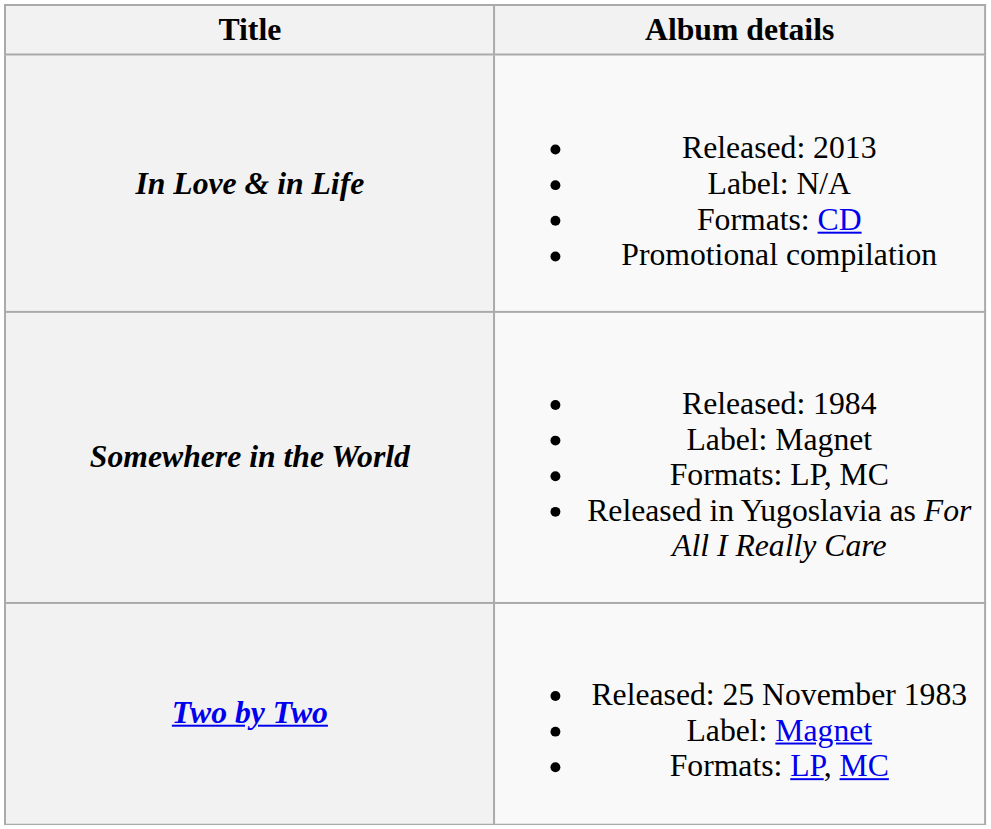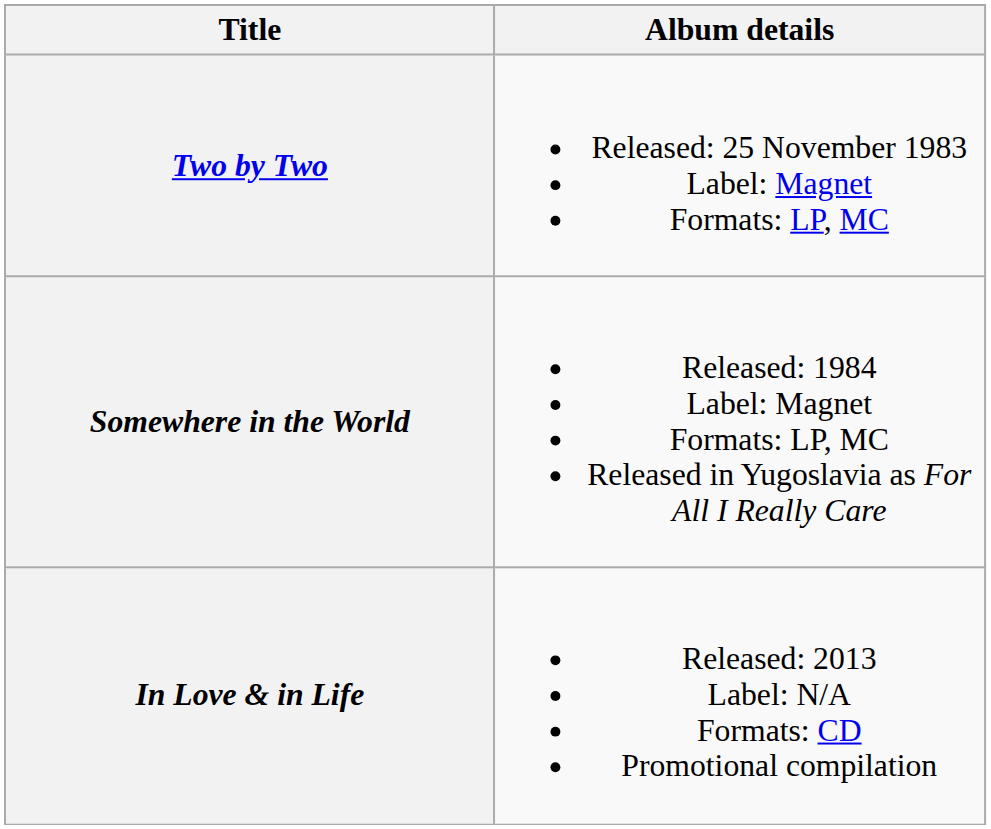rows swapped: (250, 712) <-> (250, 182)
